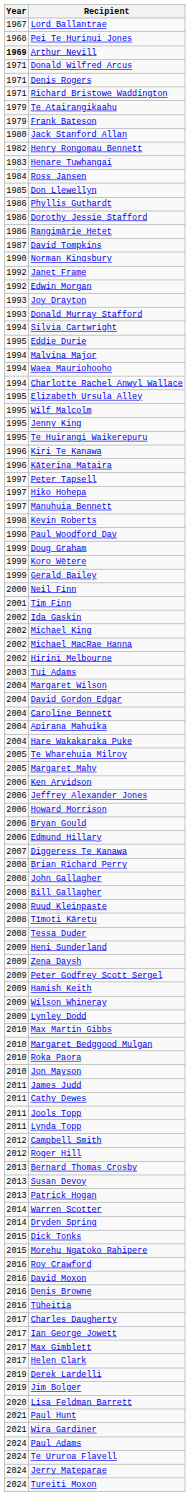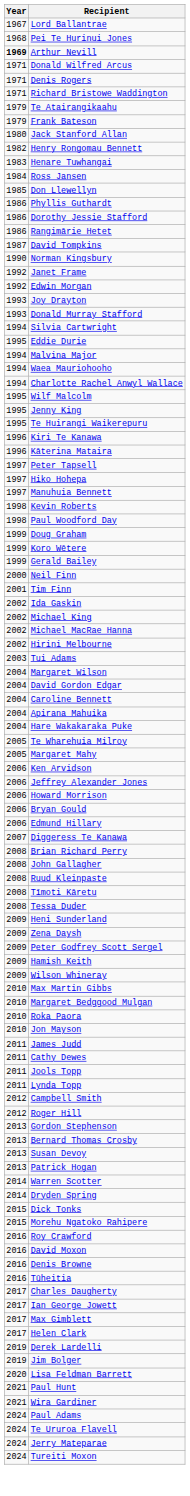- row: (86, 397)
- row: (66, 893)
- row: (59, 1017)
+ row: (74, 1127)
